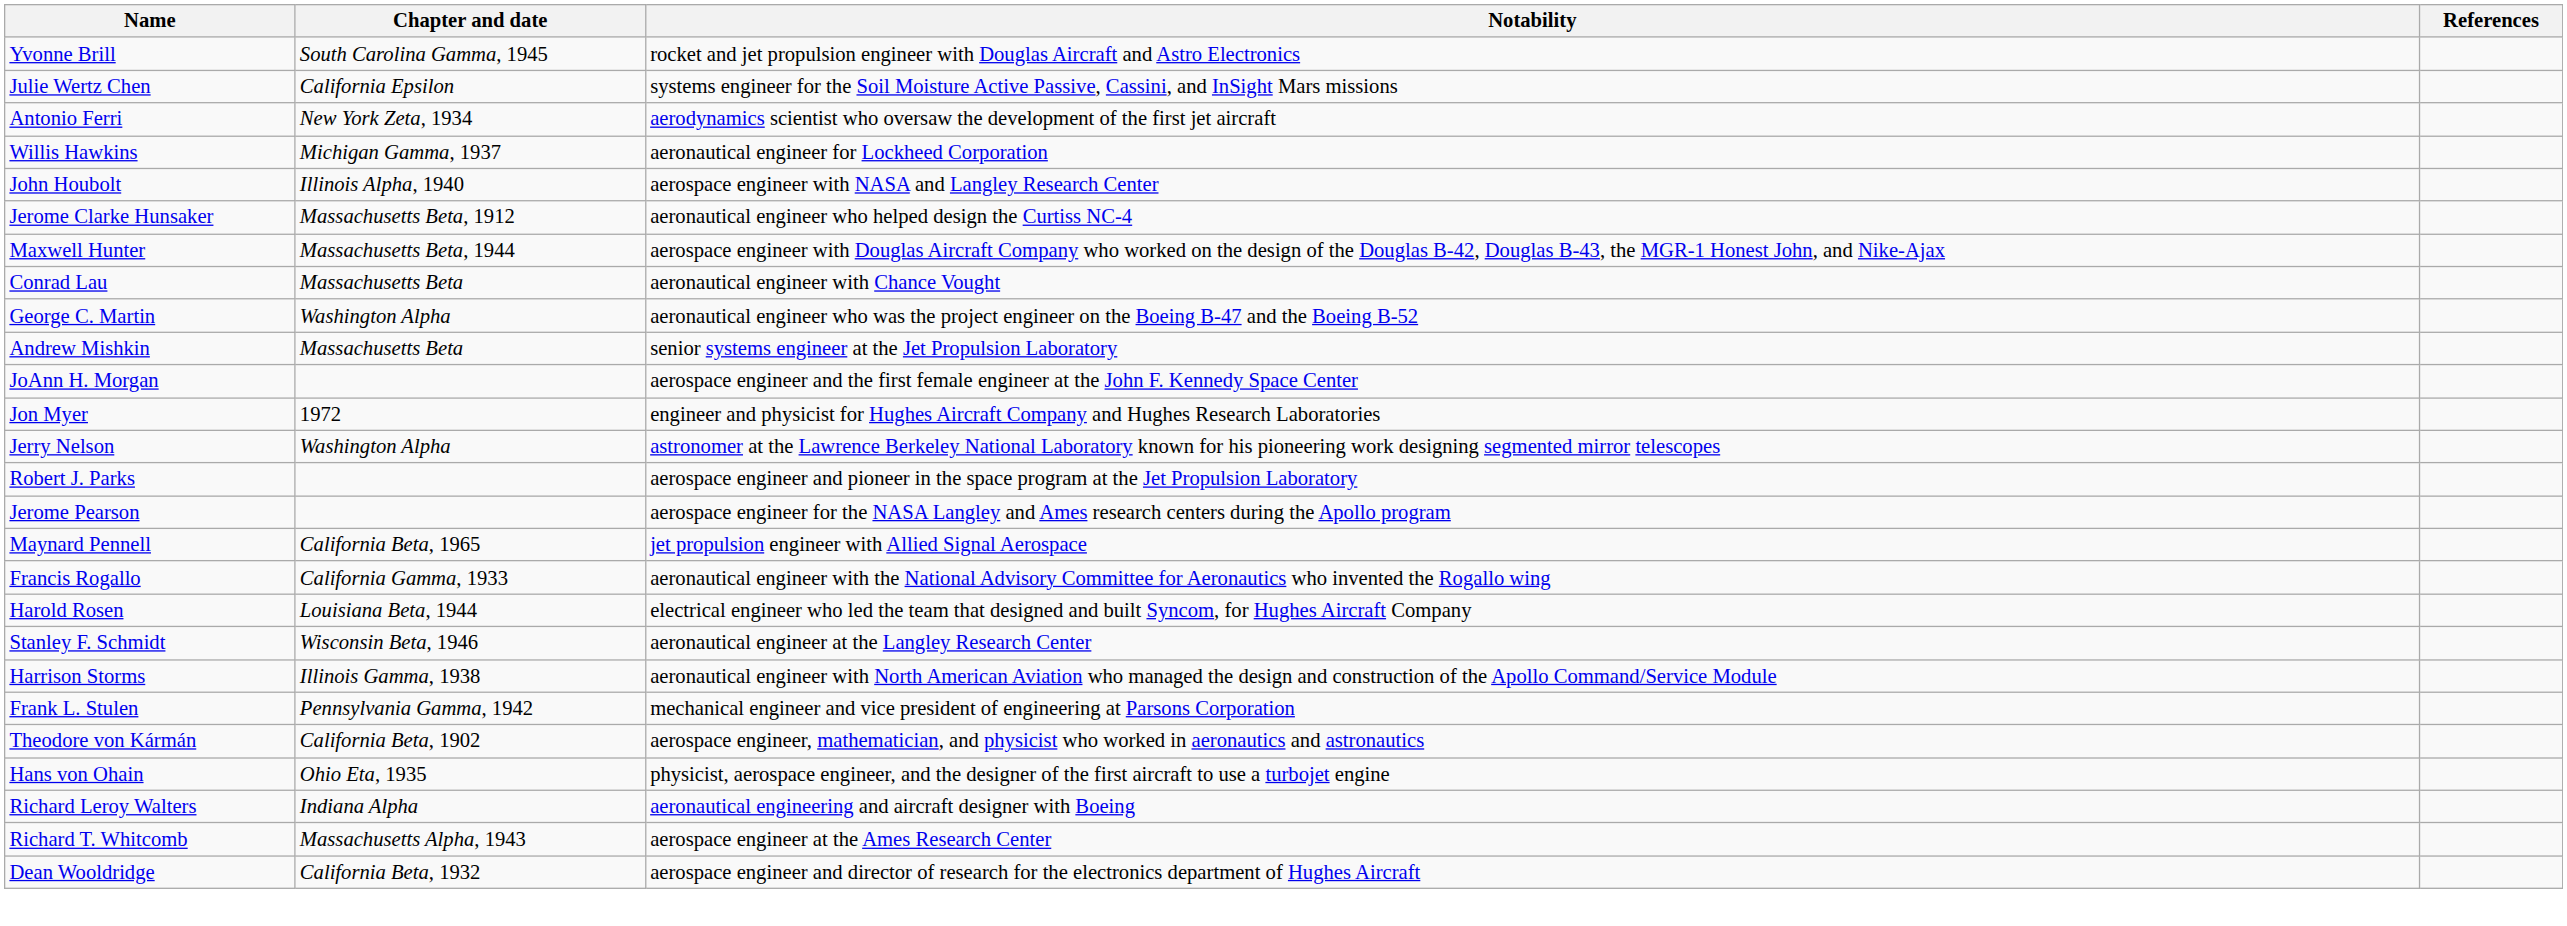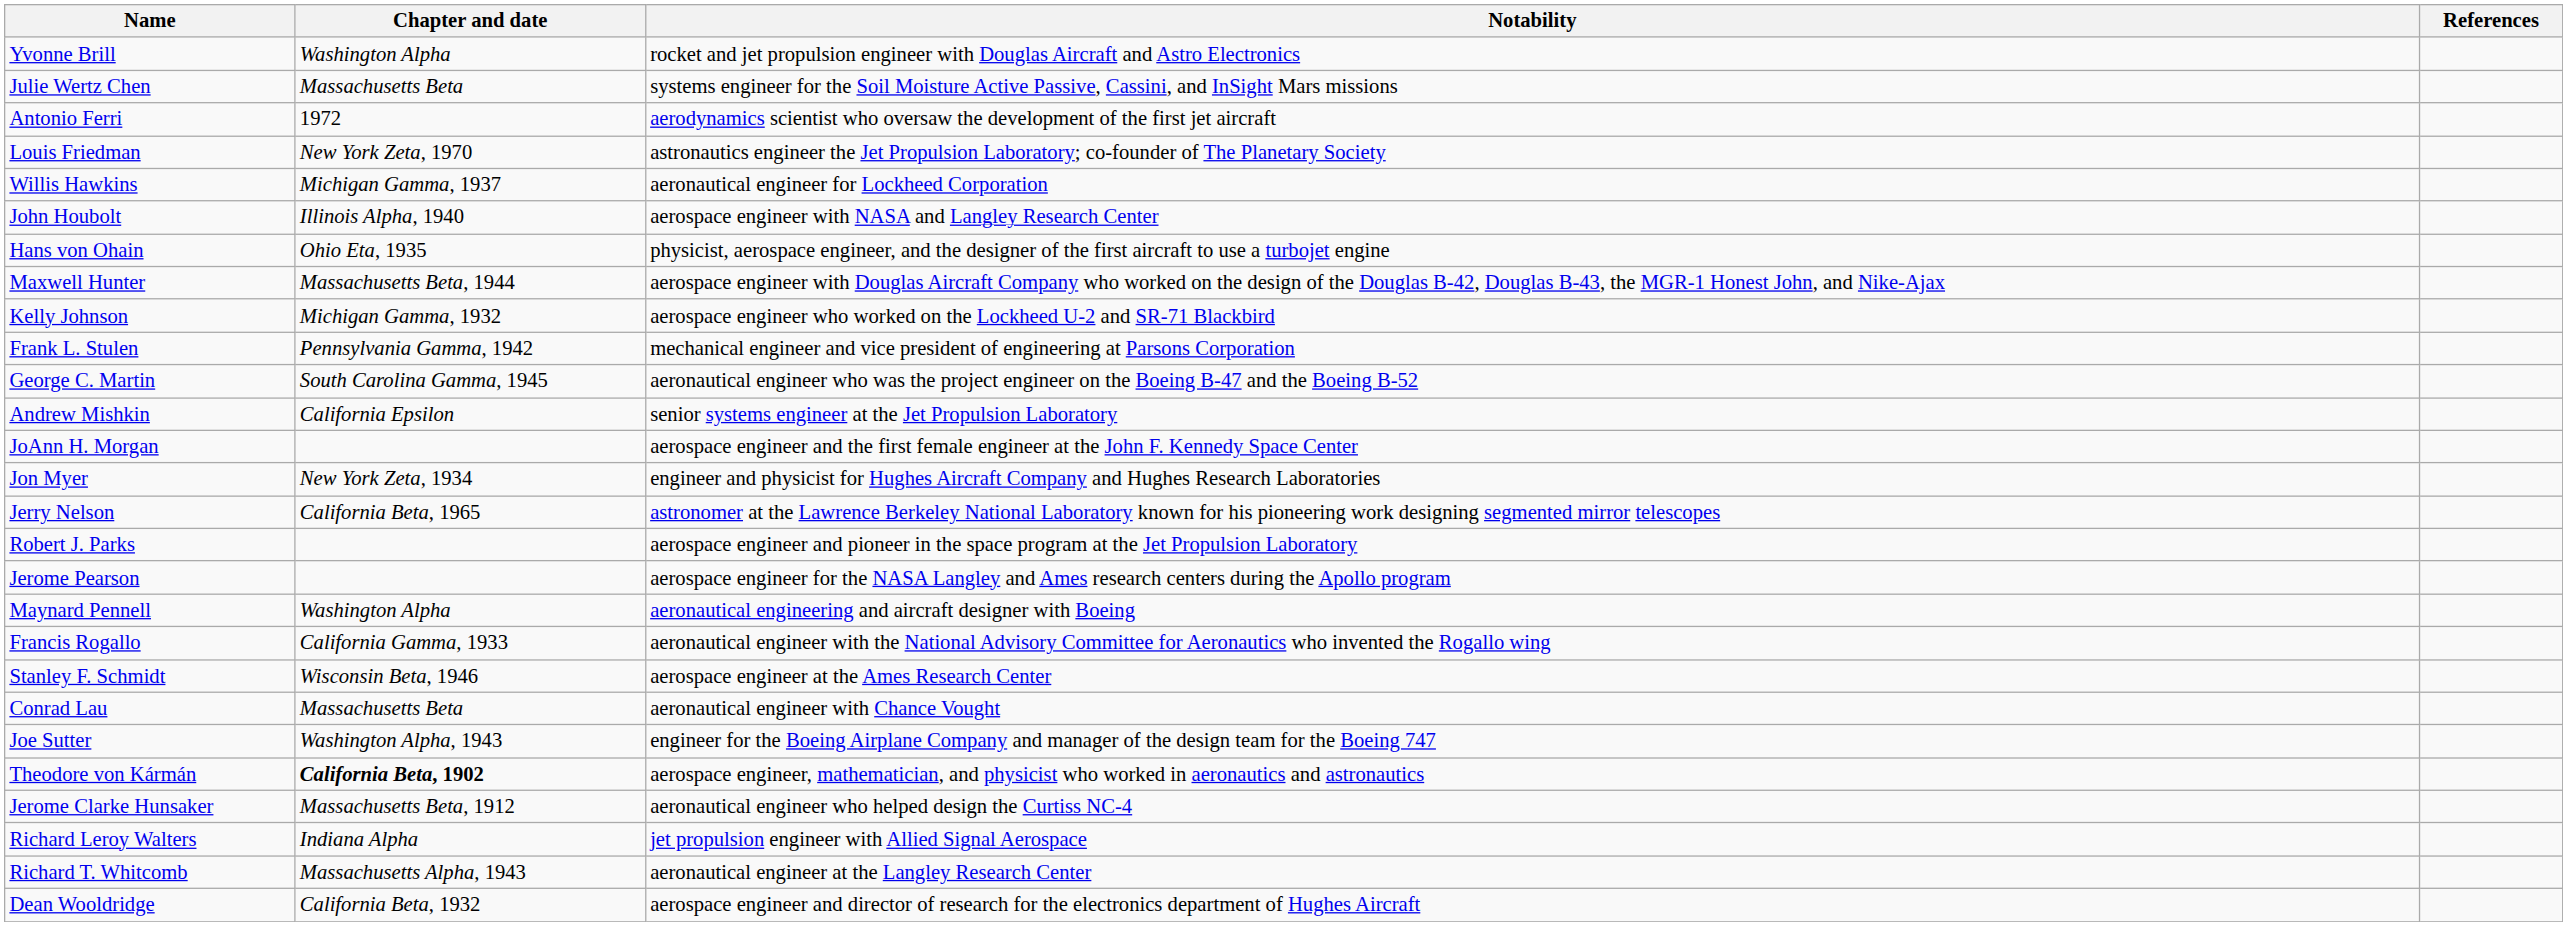(424, 53) South Carolina Gamma, 1945 -> (375, 53) Washington Alpha
(377, 86) California Epsilon -> (382, 86) Massachusetts Beta
(386, 119) New York Zeta, 1934 -> (320, 119) 1972
+ row: (75, 151)
rows swapped: (111, 217) <-> (76, 773)
+ row: (69, 315)
rows swapped: (58, 282) <-> (74, 708)
(375, 315) Washington Alpha -> (424, 380) South Carolina Gamma, 1945
(382, 348) Massachusetts Beta -> (377, 413) California Epsilon
(320, 413) 1972 -> (386, 479) New York Zeta, 1934
(375, 446) Washington Alpha -> (390, 511) California Beta, 1965
(390, 544) California Beta, 1965 -> (375, 610) Washington Alpha
(869, 544) jet propulsion engineer with Allied Signal Aerospace -> (893, 610) aeronautical engineering and aircraft designer with Boeing
- row: (66, 610)
(871, 642) aeronautical engineer at the Langley Research Center -> (851, 675) aerospace engineer at the Ames Research Center
- row: (77, 675)
+ row: (50, 741)
(390, 741) normal -> (392, 773) bold
(893, 806) aeronautical engineering and aircraft designer with Boeing -> (869, 839) jet propulsion engineer with Allied Signal Aerospace
(851, 839) aerospace engineer at the Ames Research Center -> (871, 871) aeronautical engineer at the Langley Research Center
